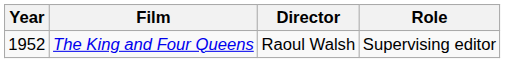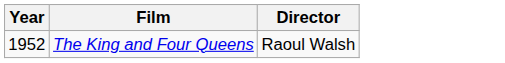- column: (429, 17)
